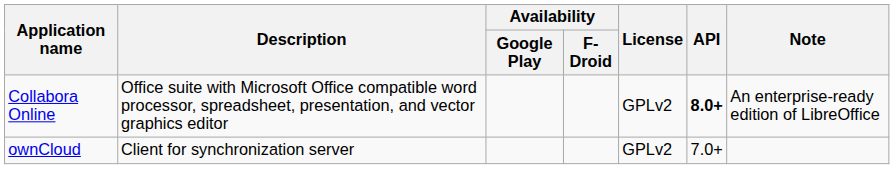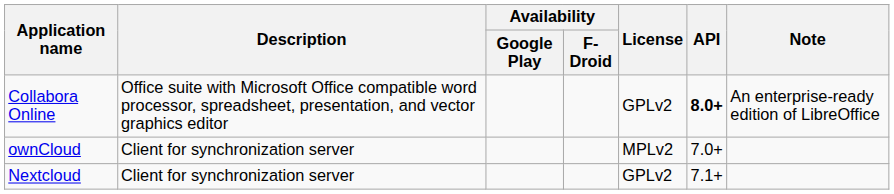(647, 150) GPLv2 -> (648, 150) MPLv2
+ row: (45, 176)
